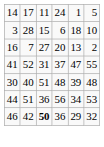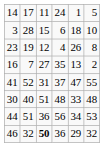+ row: (12, 47)
(60, 47) 20 -> (60, 64) 35
(76, 82) 39 -> (76, 99) 33
(28, 116) 42 -> (28, 133) 32
